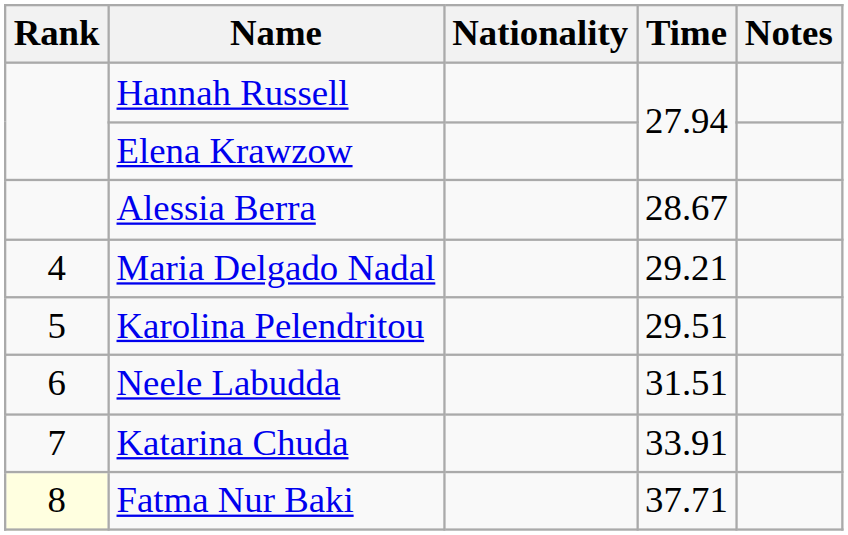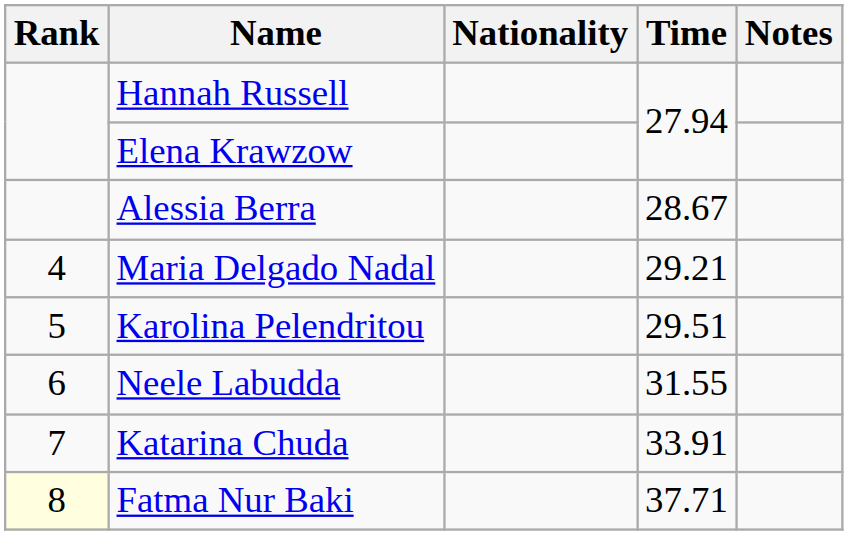(686, 383) 31.51 -> (686, 383) 31.55
